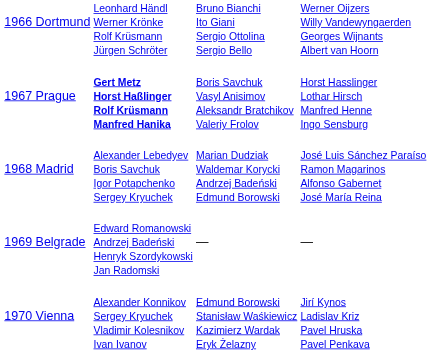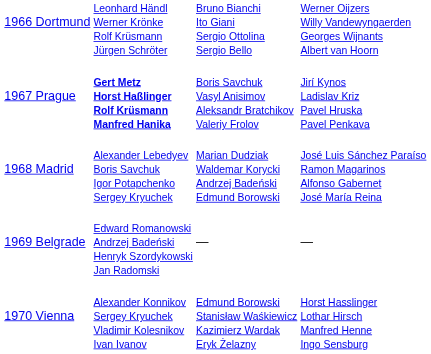(339, 103) Horst Hasslinger Lothar Hirsch Manfred Henne Ingo Sensburg -> (335, 103) Jirí Kynos Ladislav Kriz Pavel Hruska Pavel Penkava
(335, 323) Jirí Kynos Ladislav Kriz Pavel Hruska Pavel Penkava -> (339, 323) Horst Hasslinger Lothar Hirsch Manfred Henne Ingo Sensburg
